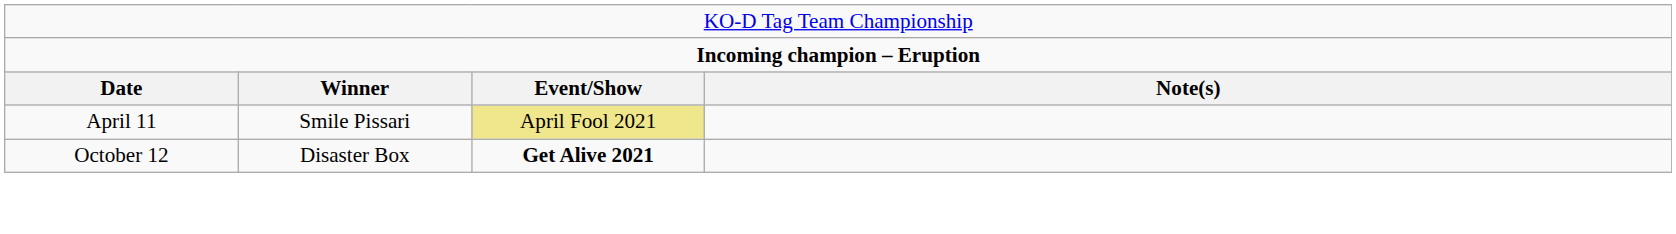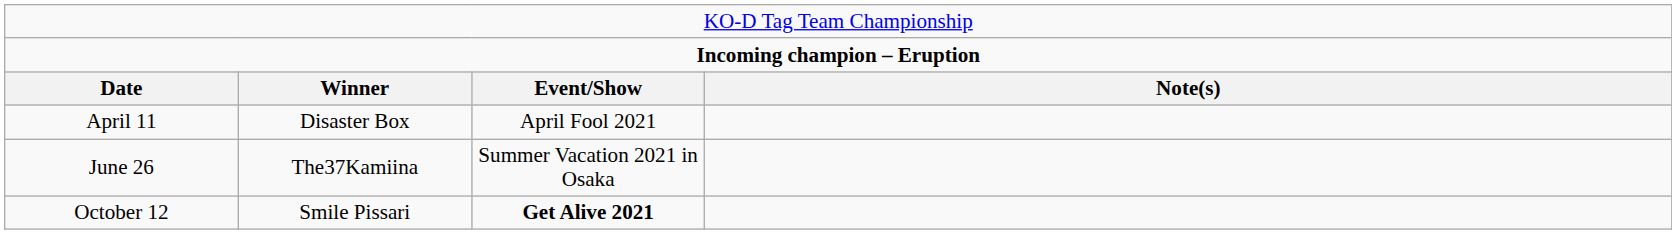(355, 121) Smile Pissari -> (355, 121) Disaster Box
(588, 121) khaki background -> (588, 121) no background
+ row: (121, 167)
(355, 155) Disaster Box -> (355, 212) Smile Pissari
